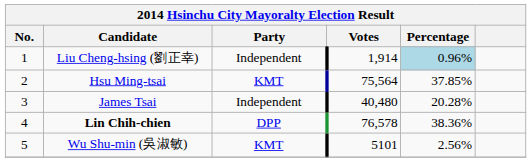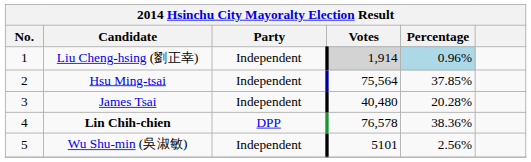(383, 58) no background -> (383, 58) lightgrey background
(269, 80) KMT -> (269, 80) Independent
(269, 145) KMT -> (269, 145) Independent
